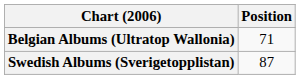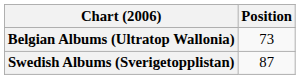(267, 39) 71 -> (267, 39) 73
